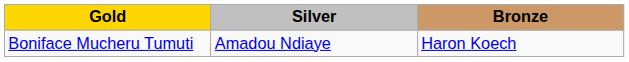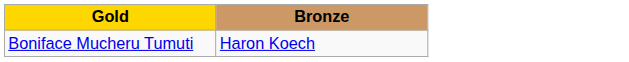- column: (314, 17)
